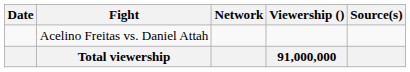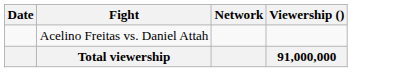- column: (376, 14)
